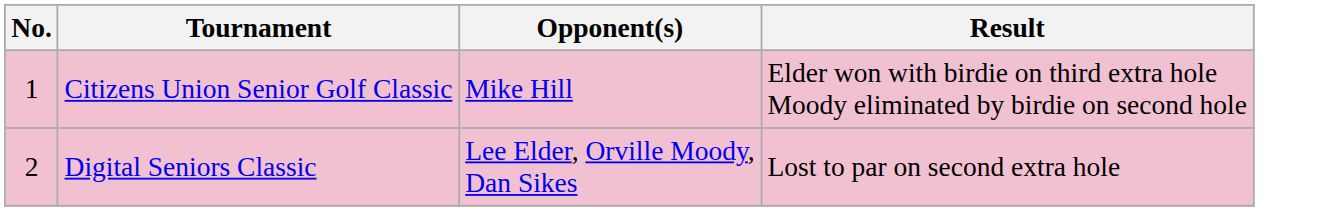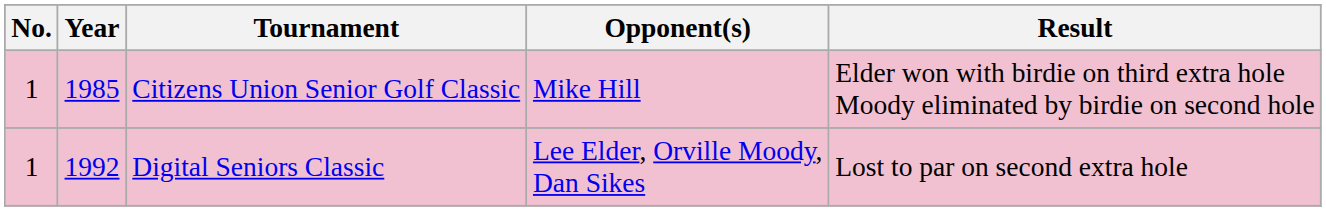+ column: (92, 27)
(32, 166) 2 -> (32, 166) 1
